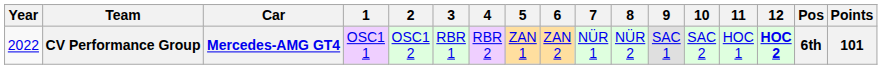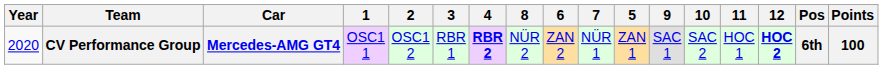columns swapped: (523, 15) <-> (630, 15)
(23, 45) 2022 -> (23, 45) 2020
(487, 45) normal -> (488, 45) bold
(852, 45) 101 -> (853, 45) 100
